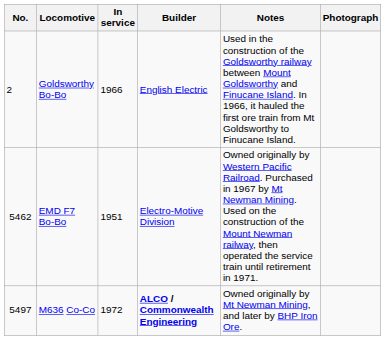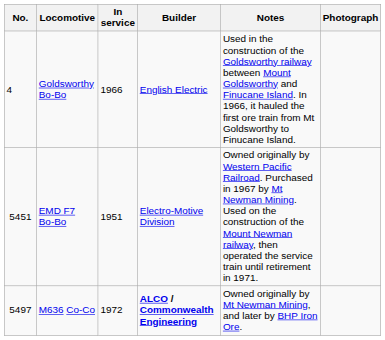(11, 89) 2 -> (11, 89) 4
(20, 216) 5462 -> (20, 216) 5451
